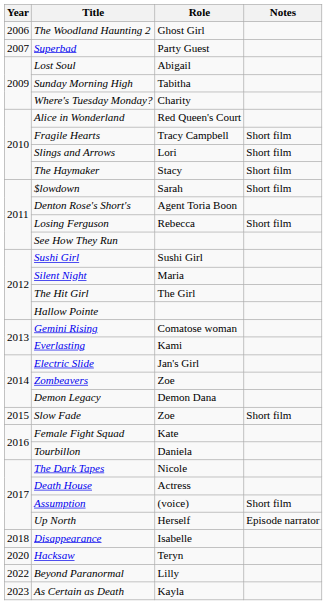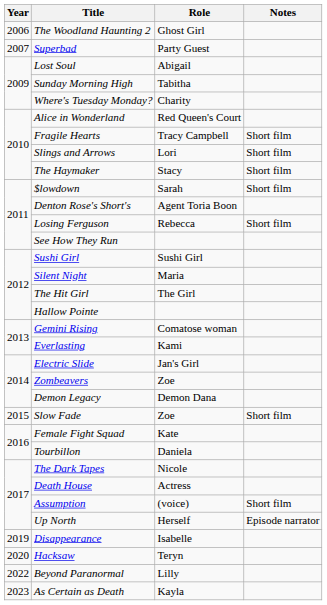(18, 538) 2018 -> (18, 538) 2019
